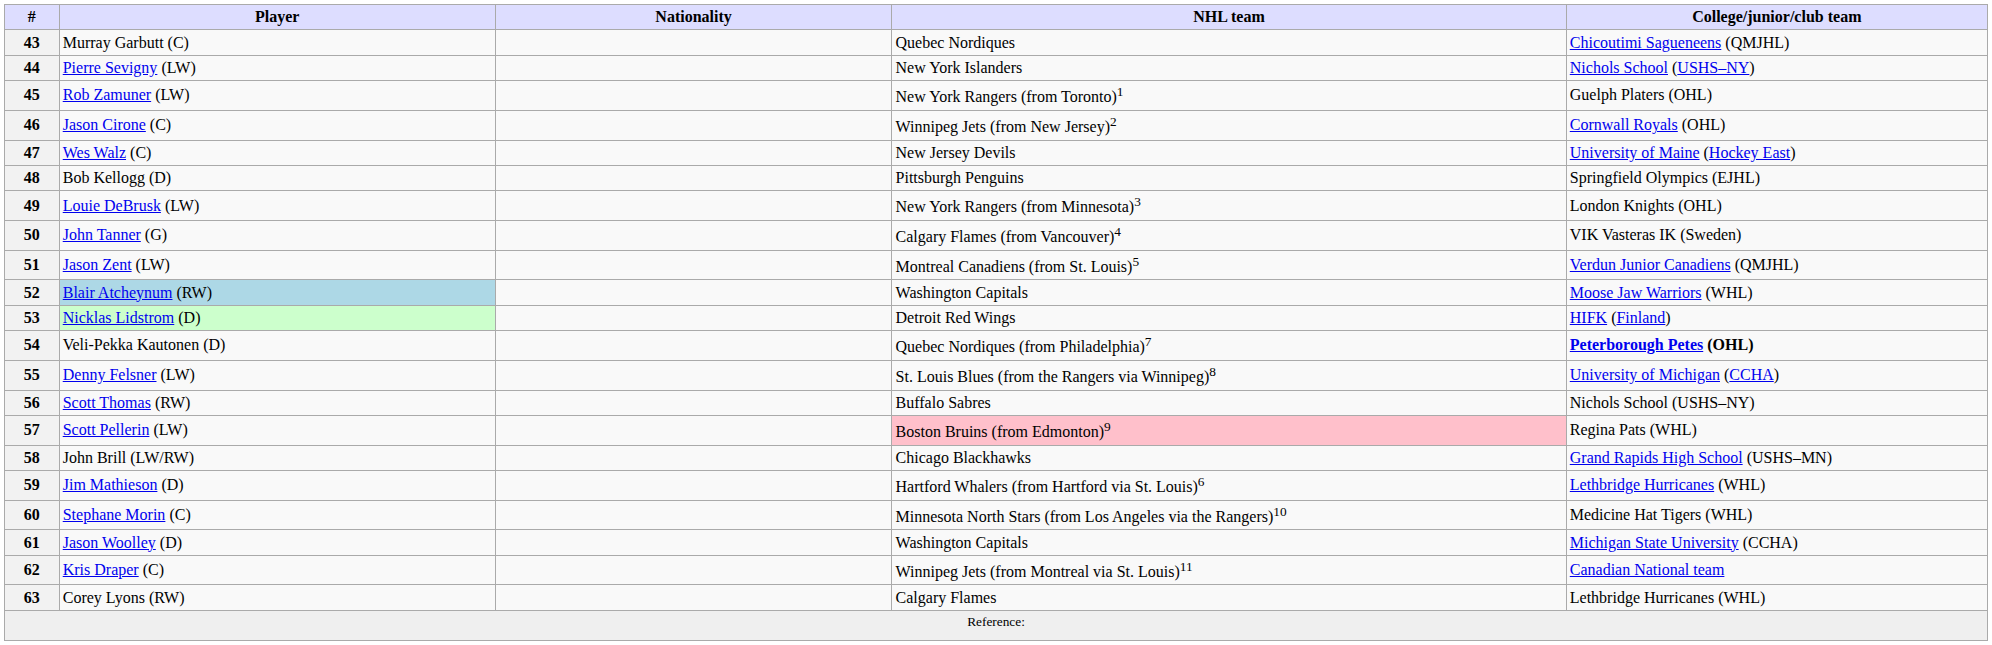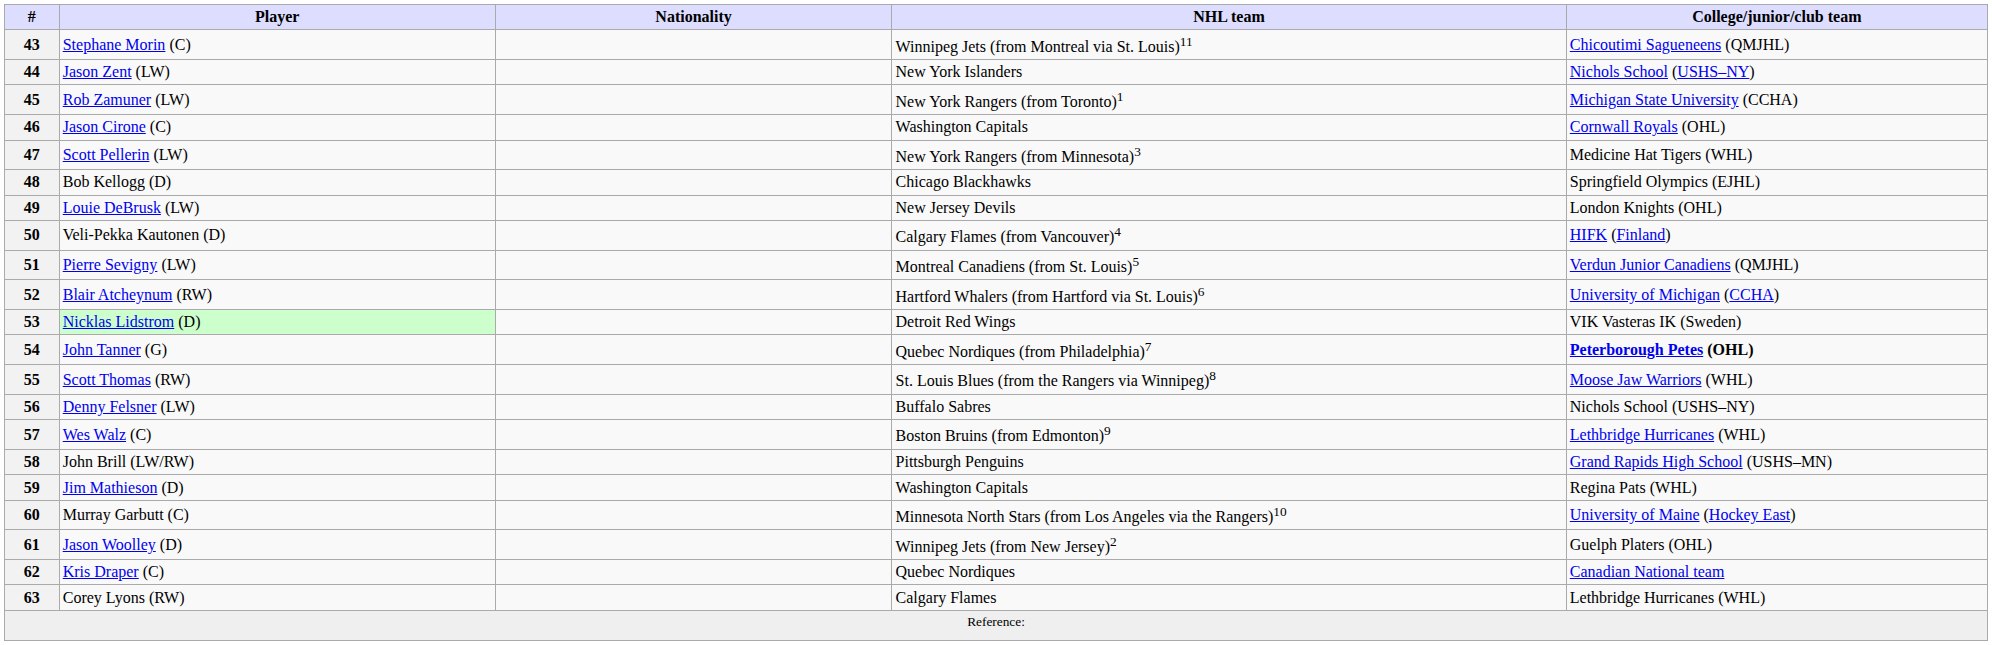(126, 42) Murray Garbutt (C) -> (127, 44) Stephane Morin (C)
(955, 42) Quebec Nordiques -> (1044, 44) Winnipeg Jets (from Montreal via St. Louis)11
(129, 67) Pierre Sevigny (LW) -> (116, 72) Jason Zent (LW)
(1641, 95) Guelph Platers (OHL) -> (1684, 99) Michigan State University (CCHA)
(1006, 125) Winnipeg Jets (from New Jersey)2 -> (962, 127) Washington Capitals
(107, 152) Wes Walz (C) -> (125, 154) Scott Pellerin (LW)
(956, 152) New Jersey Devils -> (1018, 154) New York Rangers (from Minnesota)3
(1683, 152) University of Maine (Hockey East) -> (1661, 154) Medicine Hat Tigers (WHL)
(960, 178) Pittsburgh Penguins -> (963, 182) Chicago Blackhawks
(1018, 205) New York Rangers (from Minnesota)3 -> (956, 207) New Jersey Devils
(115, 235) John Tanner (G) -> (144, 235) Veli-Pekka Kautonen (D)
(1656, 235) VIK Vasteras IK (Sweden) -> (1620, 235) HIFK (Finland)
(116, 265) Jason Zent (LW) -> (129, 265) Pierre Sevigny (LW)
(137, 292) lightblue background -> (137, 294) no background
(962, 292) Washington Capitals -> (1050, 294) Hartford Whalers (from Hartford via St. Louis)6
(1661, 292) Moose Jaw Warriors (WHL) -> (1674, 294) University of Michigan (CCHA)
(1620, 317) HIFK (Finland) -> (1656, 322) VIK Vasteras IK (Sweden)
(144, 345) Veli-Pekka Kautonen (D) -> (115, 349) John Tanner (G)
(129, 375) Denny Felsner (LW) -> (127, 379) Scott Thomas (RW)
(1674, 375) University of Michigan (CCHA) -> (1661, 379) Moose Jaw Warriors (WHL)
(127, 402) Scott Thomas (RW) -> (129, 407) Denny Felsner (LW)
(125, 430) Scott Pellerin (LW) -> (107, 434) Wes Walz (C)
(1003, 430) pink background -> (1003, 434) no background
(1633, 430) Regina Pats (WHL) -> (1668, 434) Lethbridge Hurricanes (WHL)
(963, 457) Chicago Blackhawks -> (960, 462) Pittsburgh Penguins
(1050, 485) Hartford Whalers (from Hartford via St. Louis)6 -> (962, 487) Washington Capitals
(1668, 485) Lethbridge Hurricanes (WHL) -> (1633, 487) Regina Pats (WHL)
(127, 515) Stephane Morin (C) -> (126, 515) Murray Garbutt (C)
(1661, 515) Medicine Hat Tigers (WHL) -> (1683, 515) University of Maine (Hockey East)
(962, 542) Washington Capitals -> (1006, 544) Winnipeg Jets (from New Jersey)2
(1684, 542) Michigan State University (CCHA) -> (1641, 544) Guelph Platers (OHL)
(1044, 570) Winnipeg Jets (from Montreal via St. Louis)11 -> (955, 572) Quebec Nordiques
